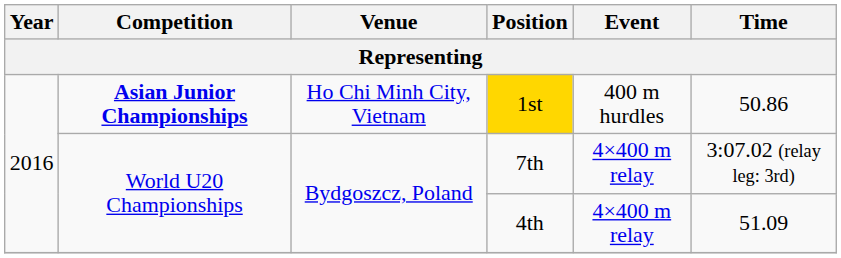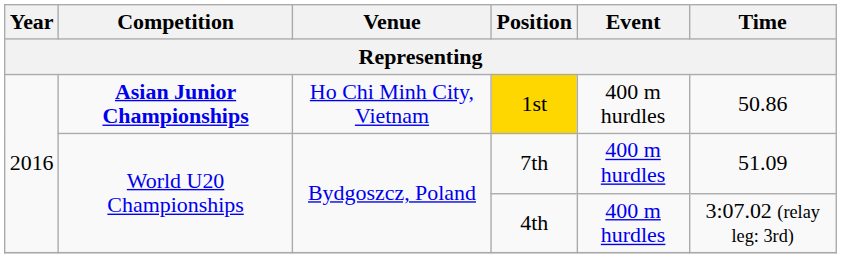(632, 163) 4×400 m relay -> (633, 163) 400 m hurdles
(764, 163) 3:07.02 (relay leg: 3rd) -> (763, 163) 51.09
(632, 222) 4×400 m relay -> (633, 222) 400 m hurdles
(764, 222) 51.09 -> (763, 222) 3:07.02 (relay leg: 3rd)
